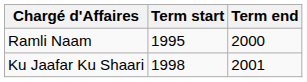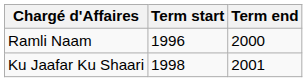(168, 40) 1995 -> (168, 40) 1996
